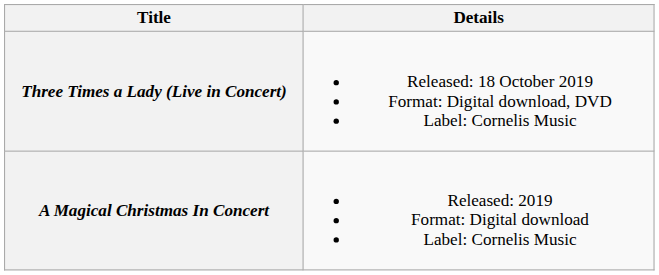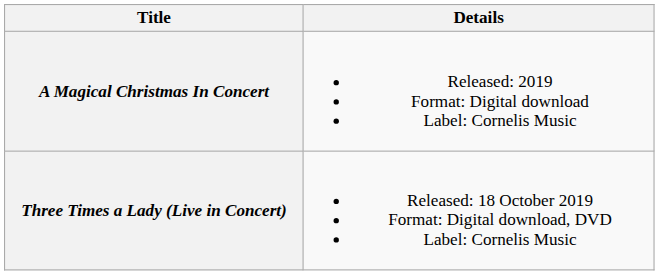rows swapped: (154, 210) <-> (154, 91)
